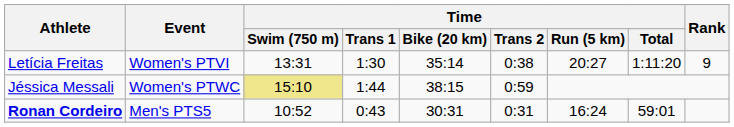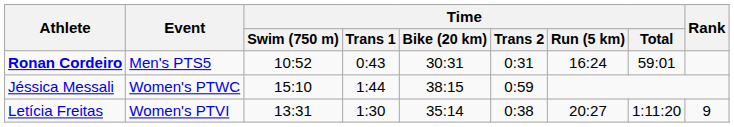rows swapped: (65, 111) <-> (56, 63)
(293, 87) khaki background -> (293, 87) no background
